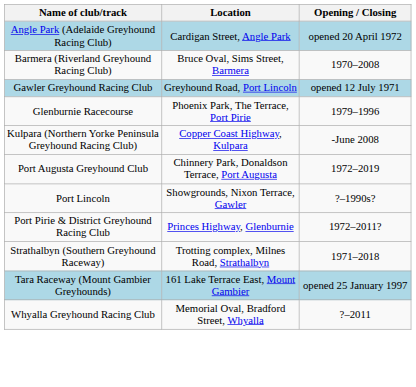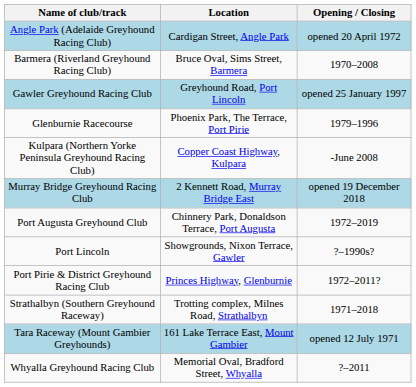(355, 88) opened 12 July 1971 -> (354, 94) opened 25 January 1997
+ row: (82, 193)
(355, 285) opened 25 January 1997 -> (354, 338) opened 12 July 1971
